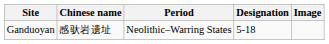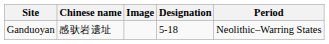columns swapped: (179, 12) <-> (308, 12)
